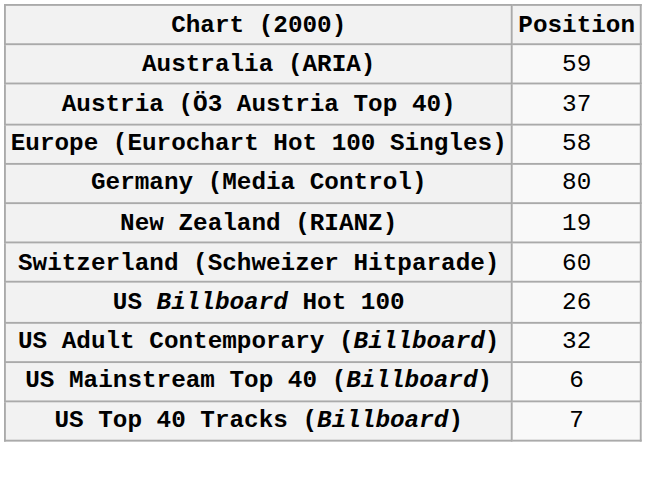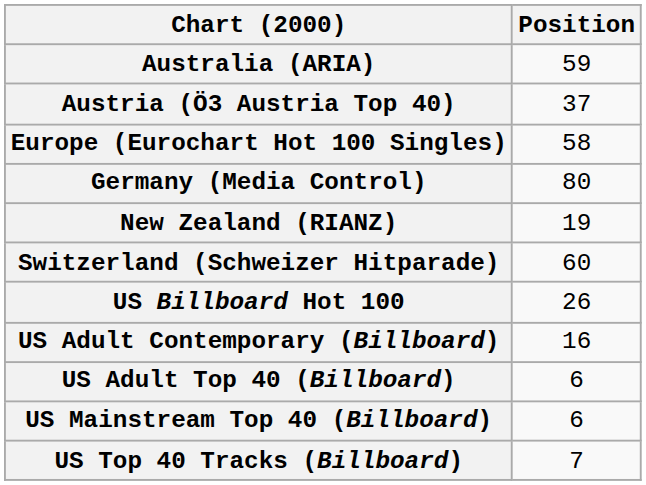(577, 342) 32 -> (577, 342) 16
+ row: (259, 381)
